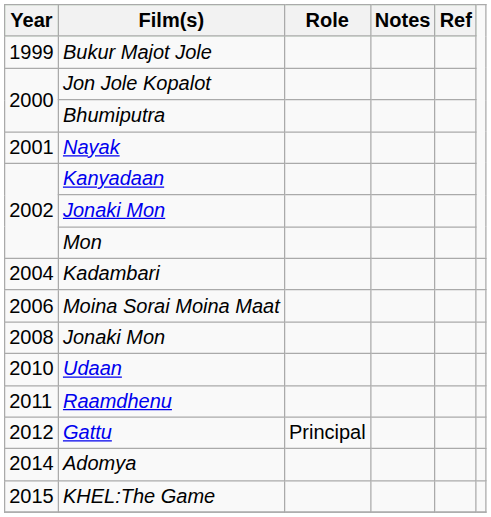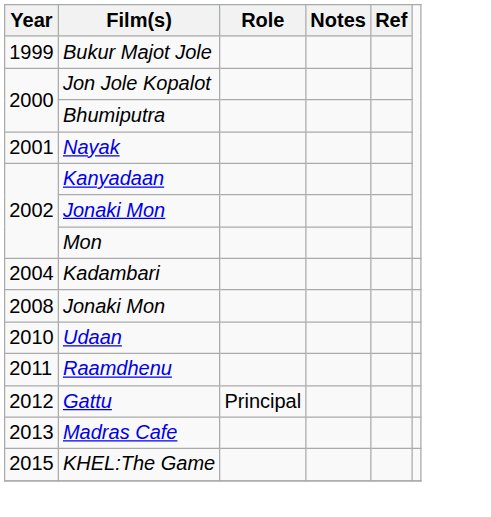- row: (31, 305)
+ row: (31, 432)
- row: (31, 464)
